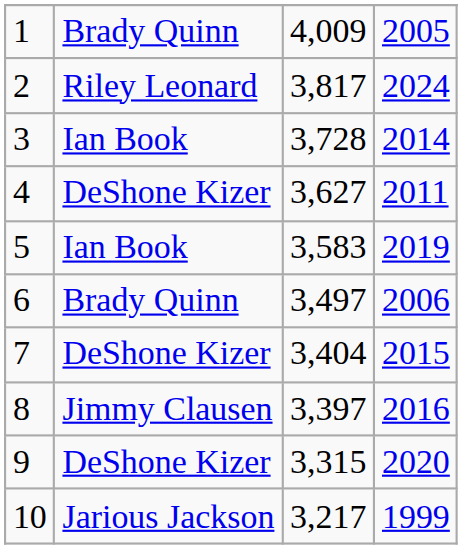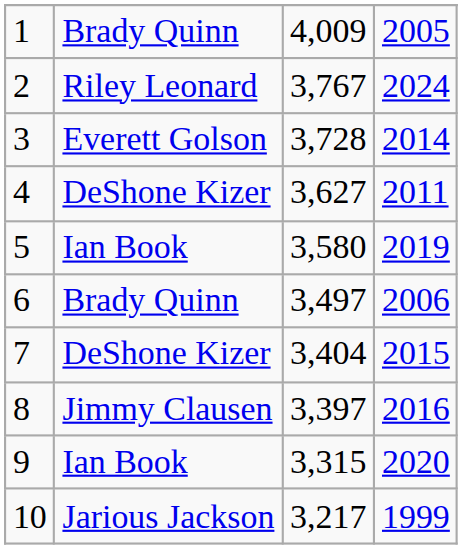(328, 85) 3,817 -> (328, 85) 3,767
(125, 138) Ian Book -> (165, 138) Everett Golson
(328, 246) 3,583 -> (328, 246) 3,580
(167, 461) DeShone Kizer -> (125, 461) Ian Book
